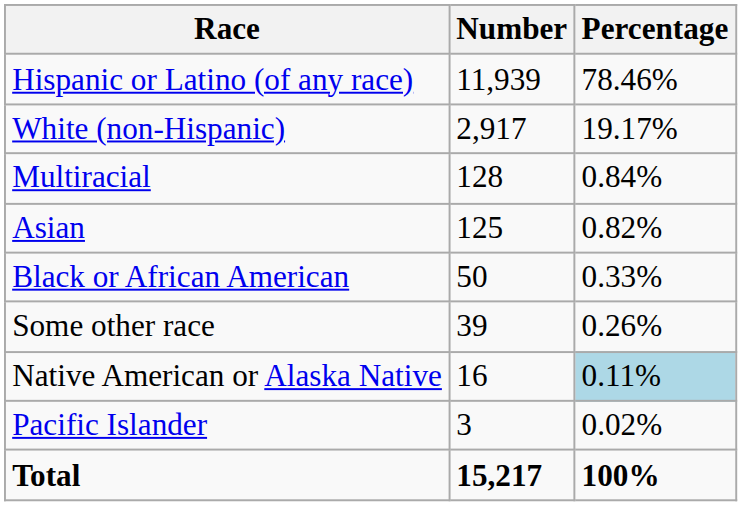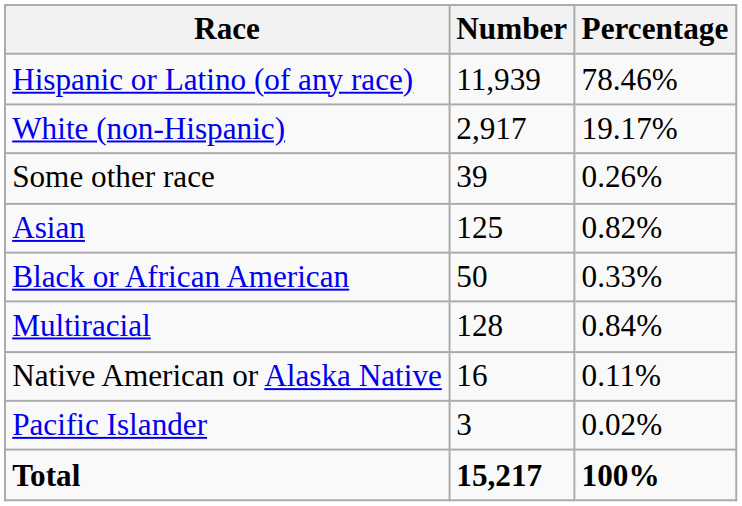rows swapped: (81, 177) <-> (114, 326)
(621, 375) lightblue background -> (621, 375) no background
